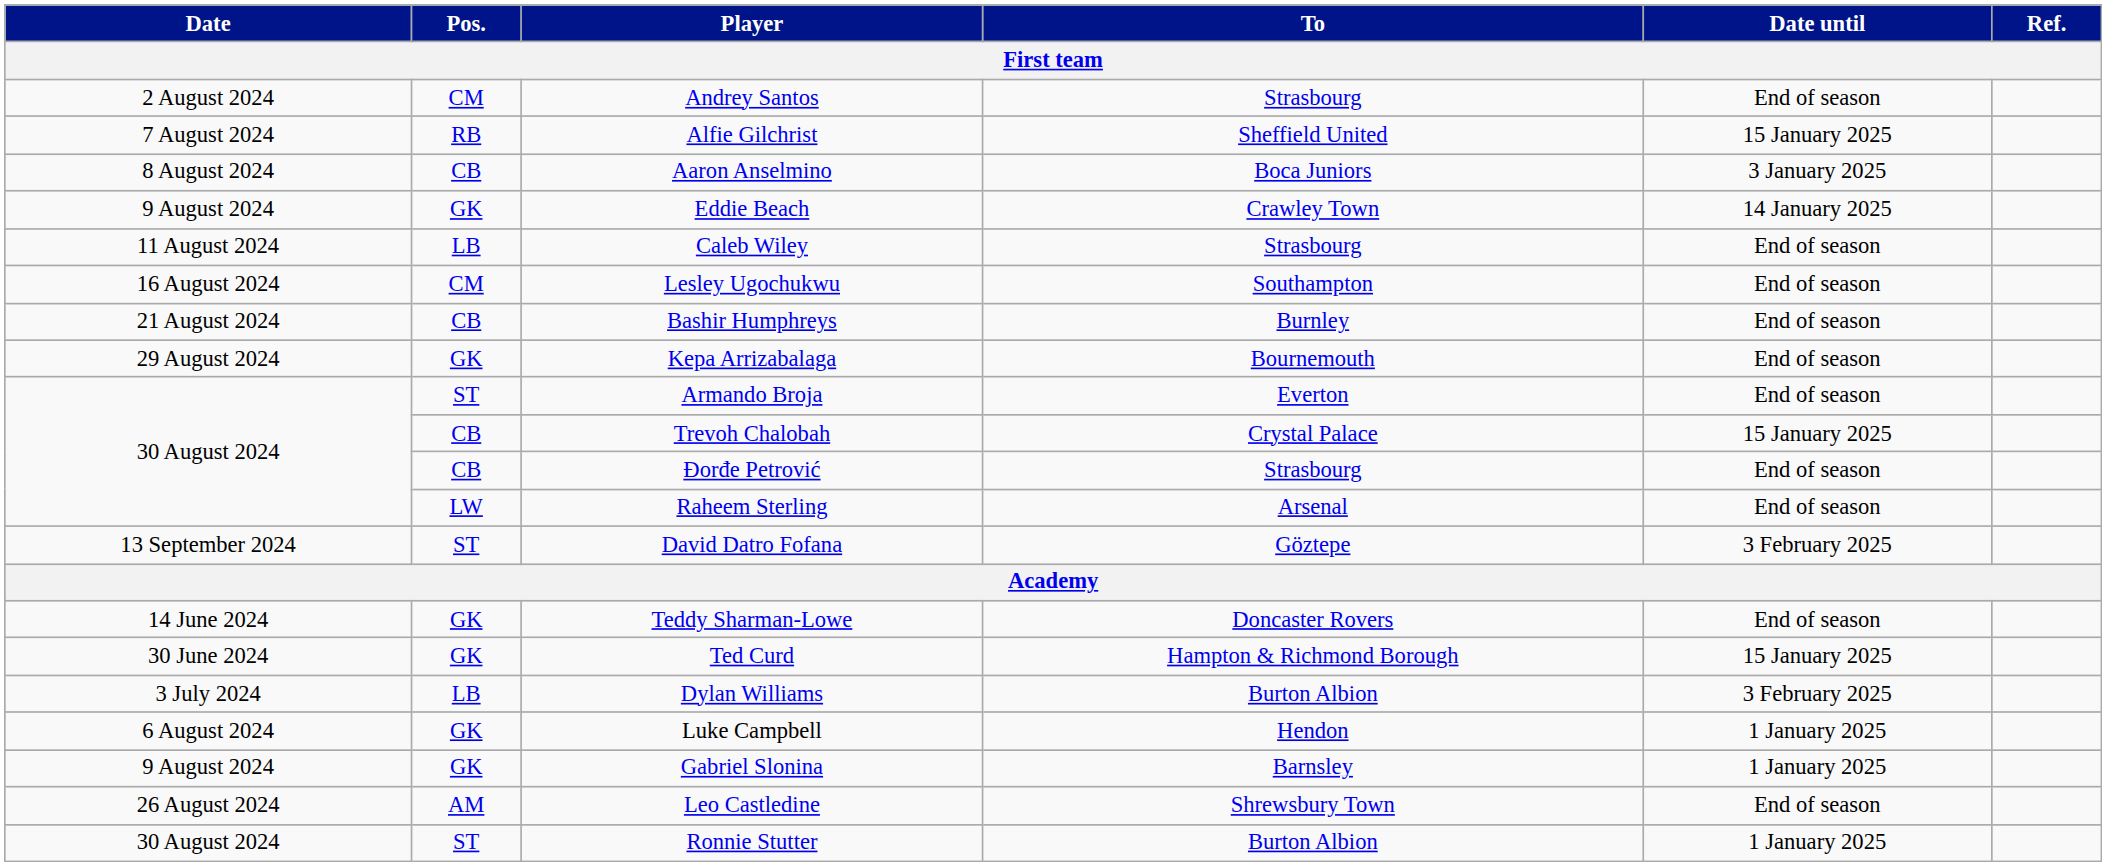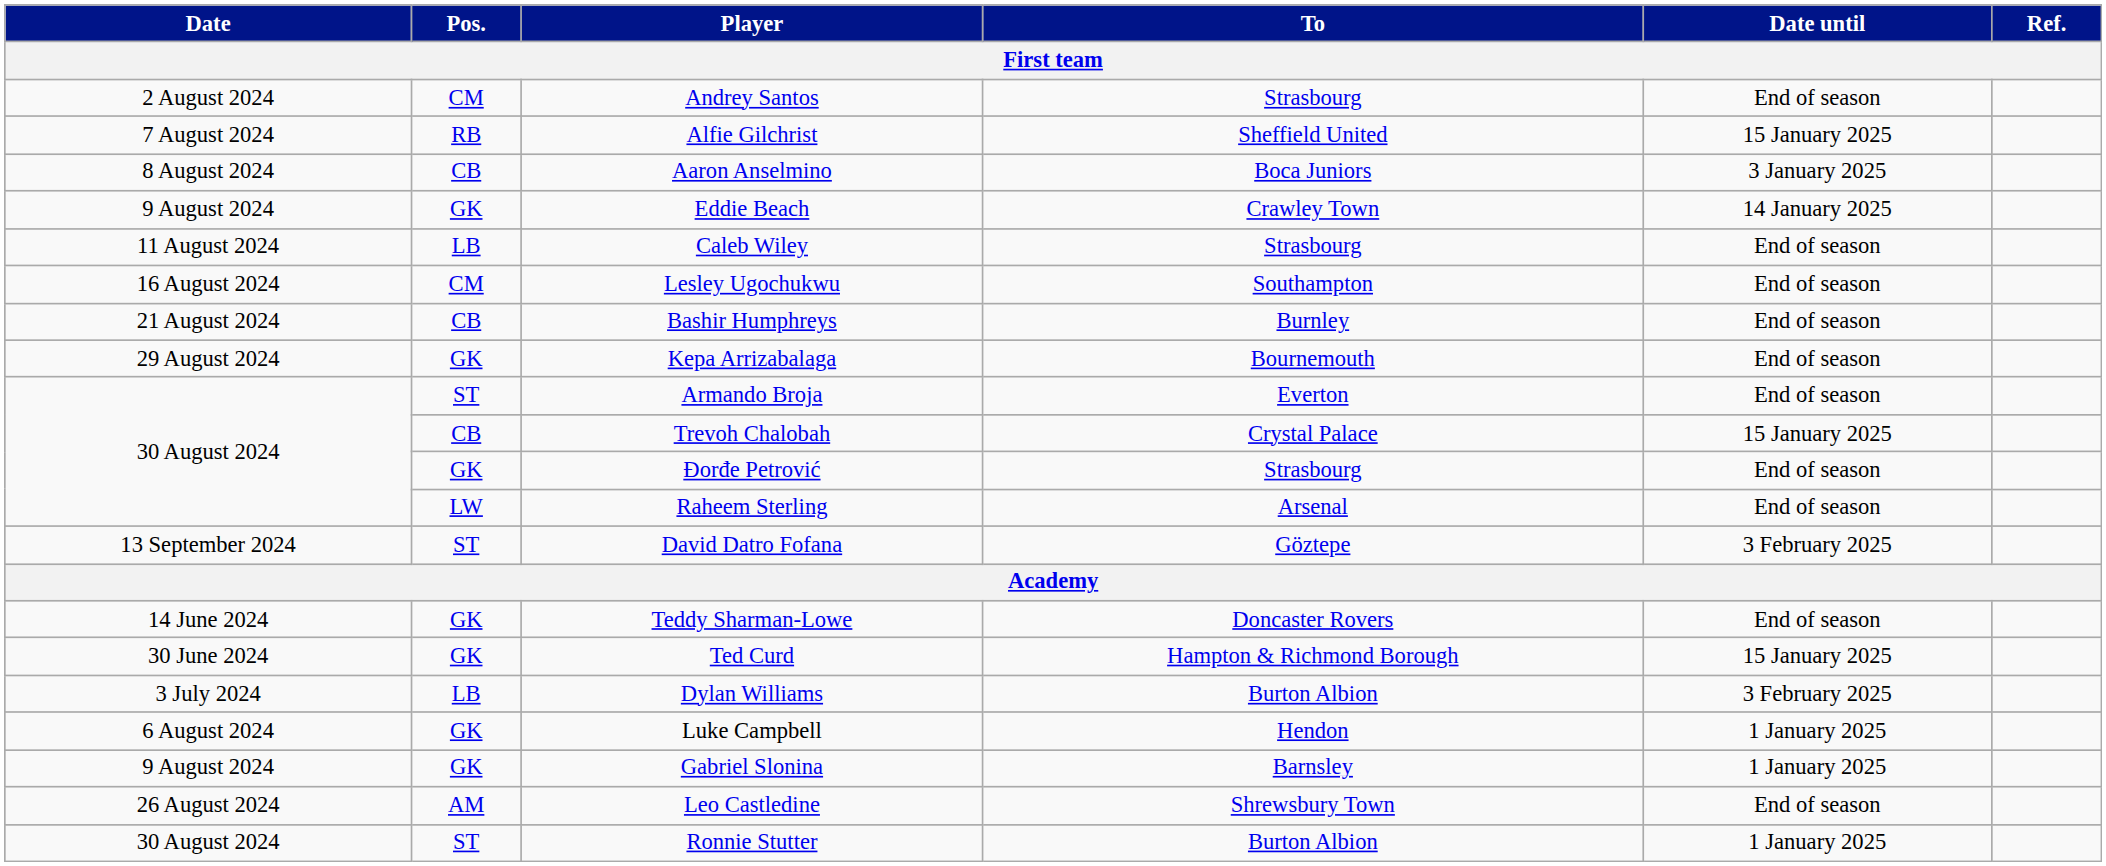(466, 469) CB -> (466, 469) GK
